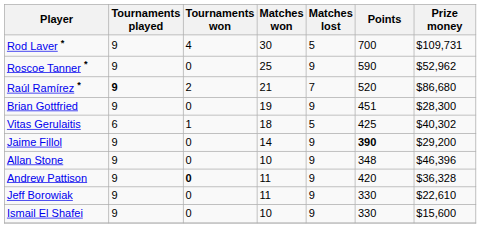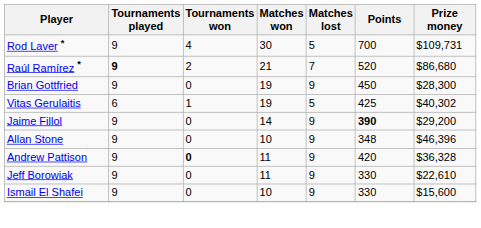- row: (47, 65)
(367, 106) 451 -> (367, 85) 450
(266, 124) 18 -> (266, 103) 19
